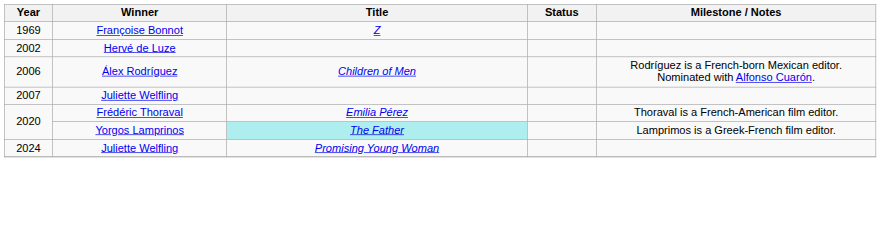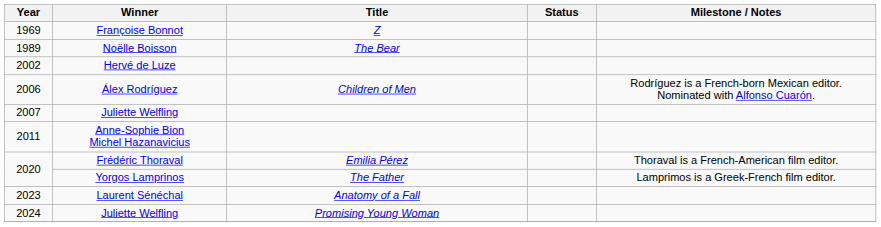+ row: (28, 48)
+ row: (28, 136)
(377, 130) paleturquoise background -> (377, 178) no background
+ row: (28, 195)
